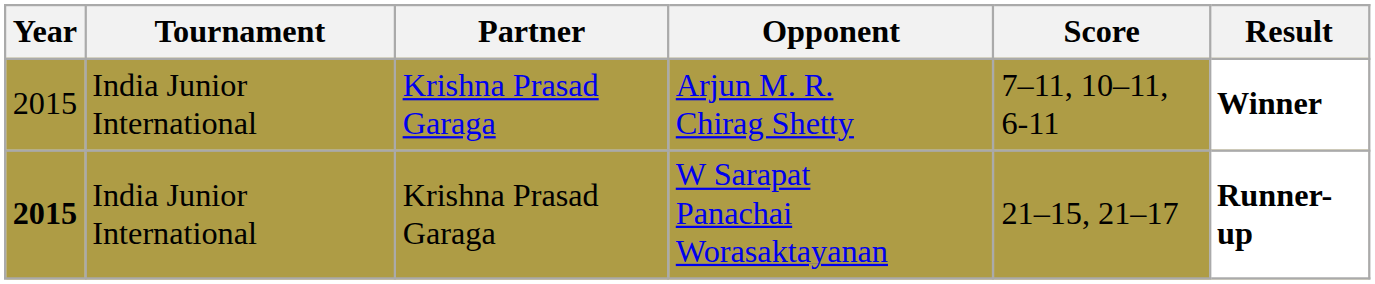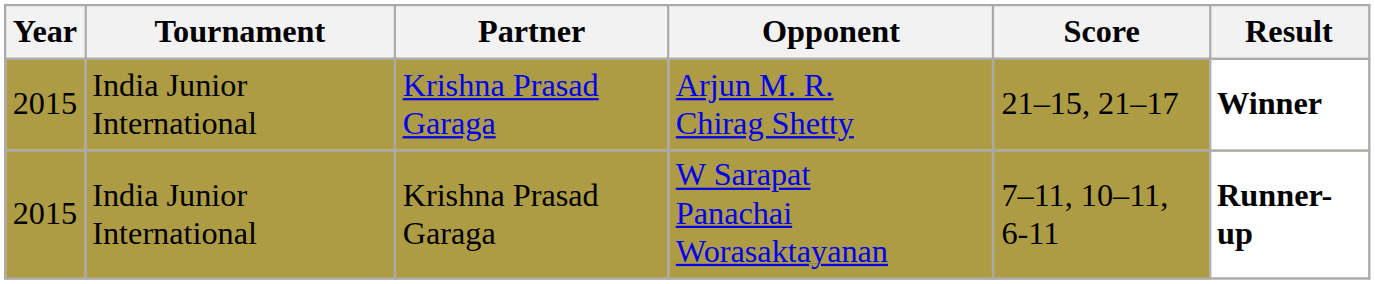(1085, 103) 7–11, 10–11, 6-11 -> (1090, 103) 21–15, 21–17
(45, 214) bold -> (45, 214) normal
(1090, 214) 21–15, 21–17 -> (1085, 214) 7–11, 10–11, 6-11
